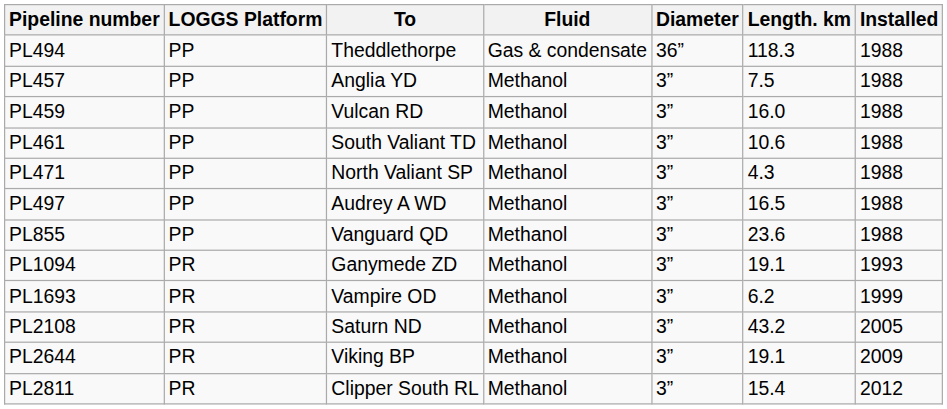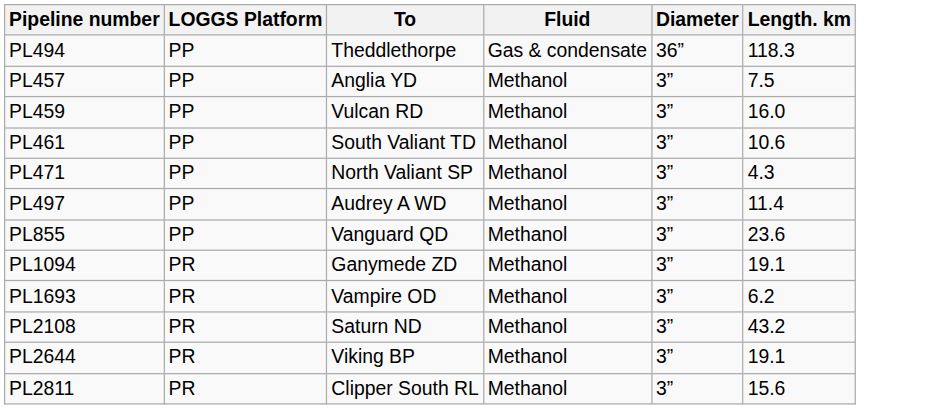- column: (899, 19)
(767, 204) 16.5 -> (766, 204) 11.4
(767, 388) 15.4 -> (767, 388) 15.6
